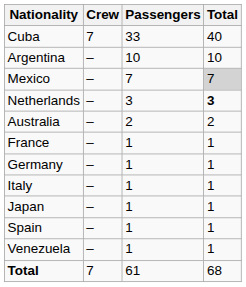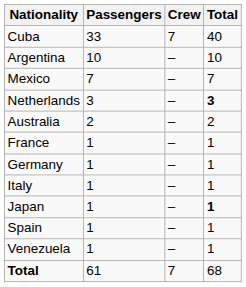columns swapped: (163, 15) <-> (103, 15)
(211, 79) lightgrey background -> (211, 79) no background
(211, 206) normal -> (211, 206) bold
